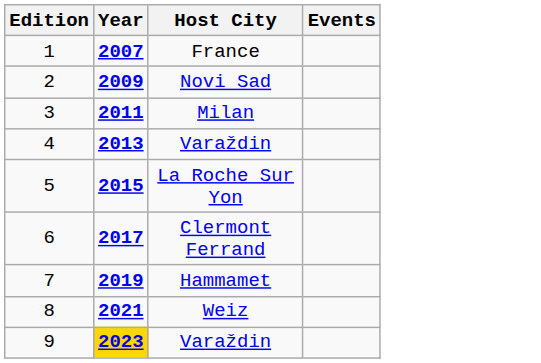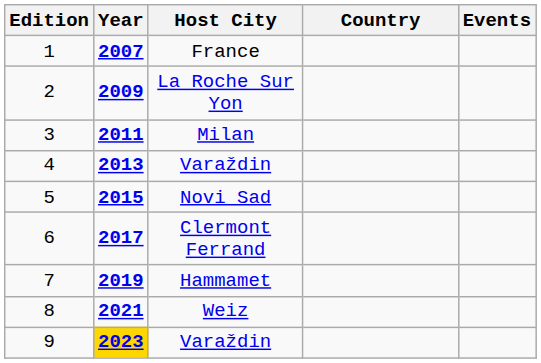+ column: (381, 20)
(226, 82) Novi Sad -> (226, 93) La Roche Sur Yon
(226, 186) La Roche Sur Yon -> (226, 197) Novi Sad
